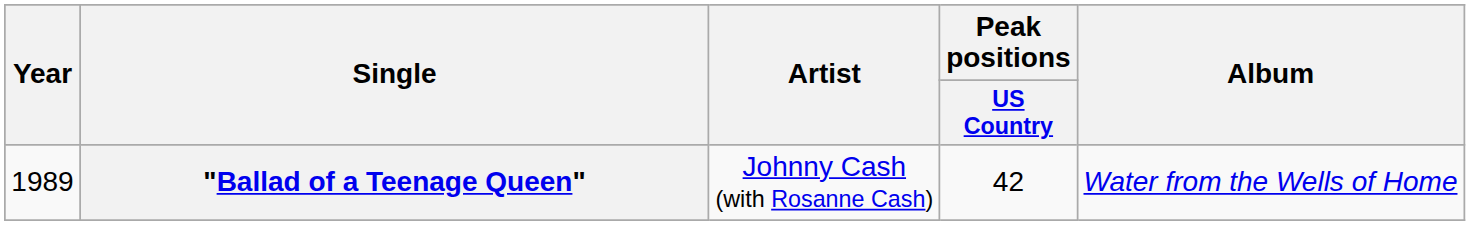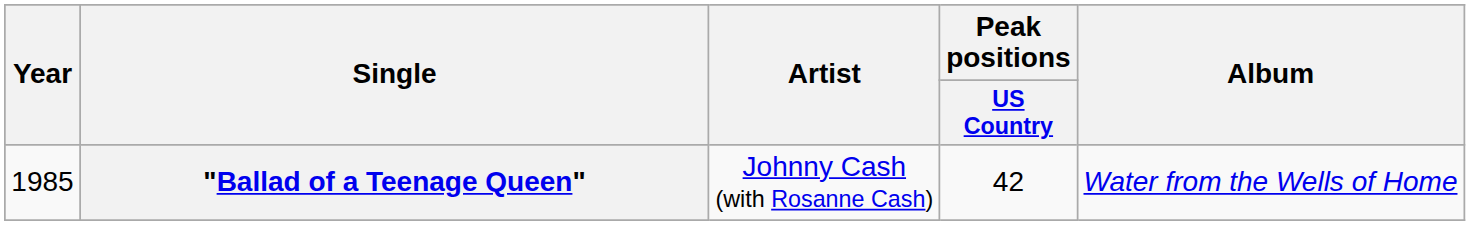(42, 181) 1989 -> (42, 181) 1985
